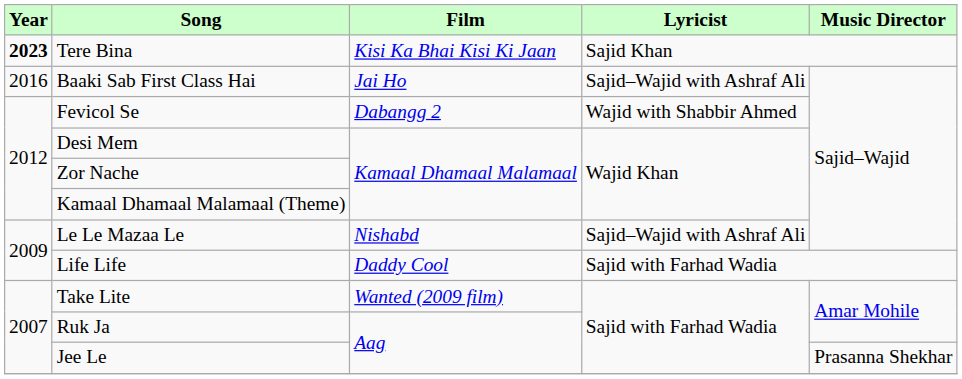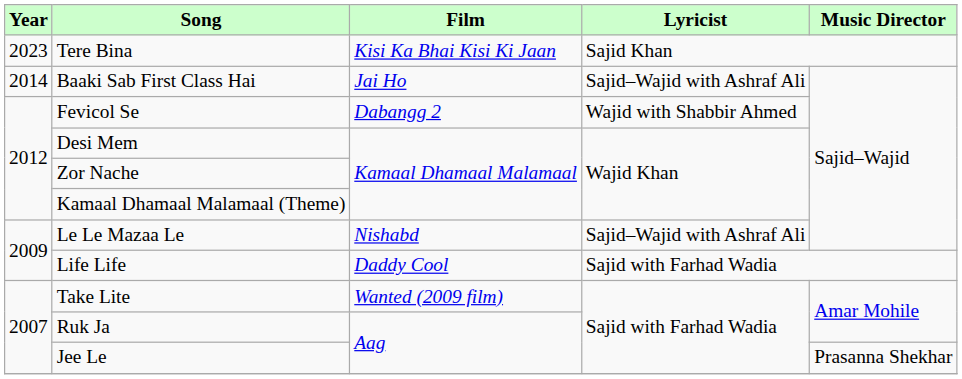(28, 50) bold -> (28, 50) normal
(28, 81) 2016 -> (28, 81) 2014
